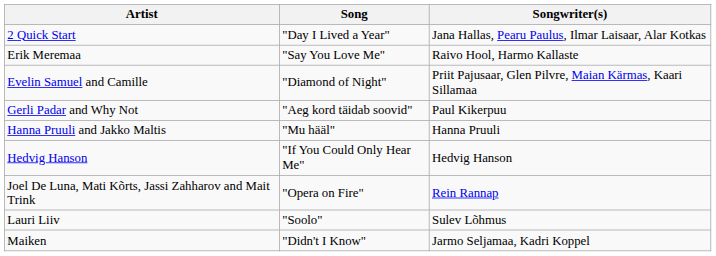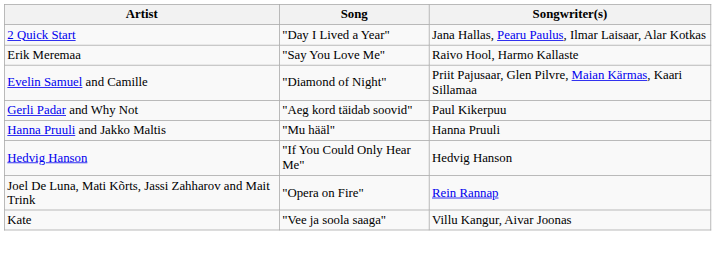+ row: (19, 220)
- row: (33, 220)
- row: (27, 240)
